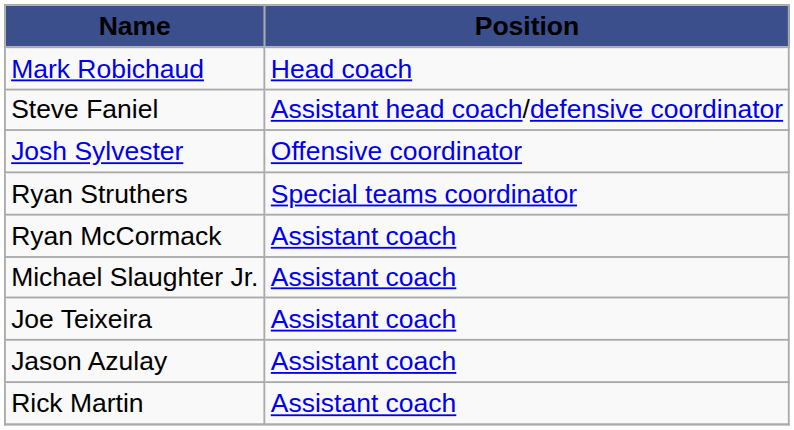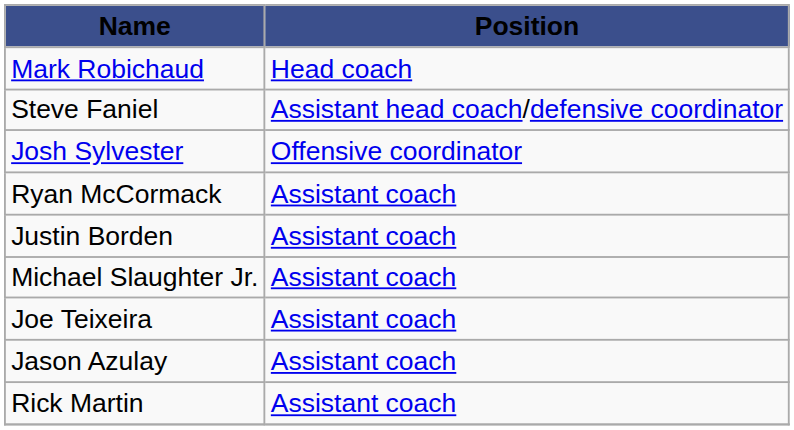- row: (99, 194)
+ row: (92, 236)
